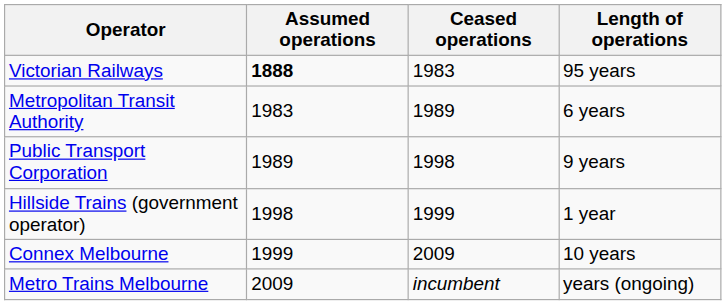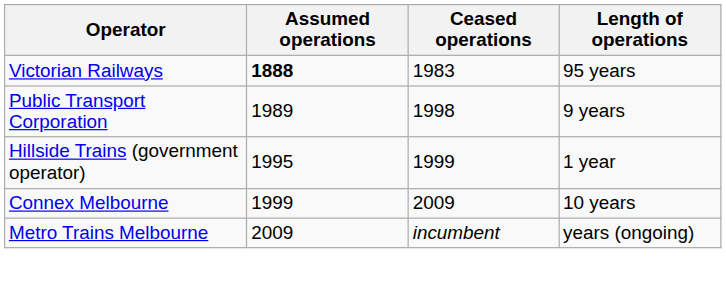- row: (92, 111)
(272, 213) 1998 -> (272, 162) 1995
